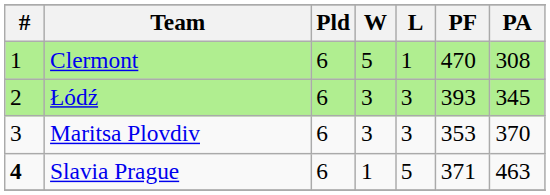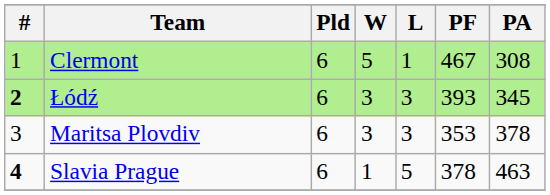(458, 60) 470 -> (458, 60) 467
(16, 97) normal -> (16, 97) bold
(513, 134) 370 -> (513, 134) 378
(458, 171) 371 -> (458, 171) 378
